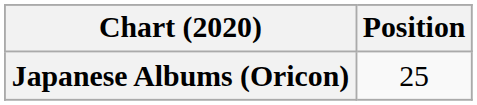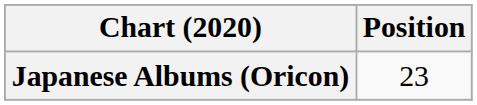(414, 75) 25 -> (414, 75) 23
